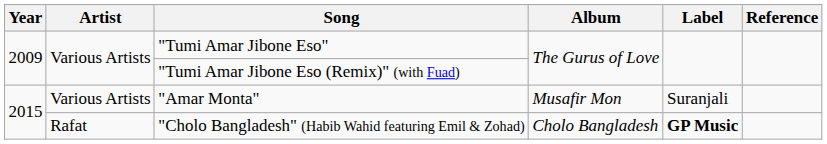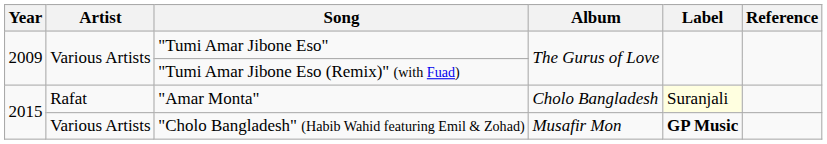(100, 98) Various Artists -> (69, 98) Rafat
(577, 98) Musafir Mon -> (595, 98) Cholo Bangladesh
(698, 98) no background -> (698, 98) lightyellow background
(69, 125) Rafat -> (100, 125) Various Artists
(595, 125) Cholo Bangladesh -> (577, 125) Musafir Mon
